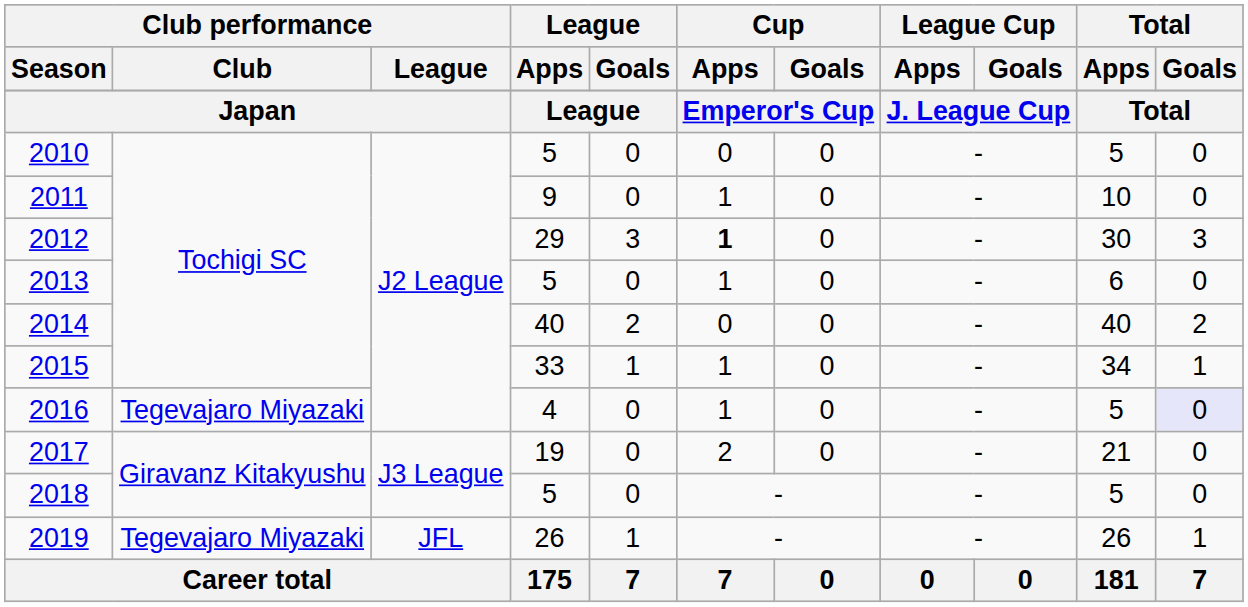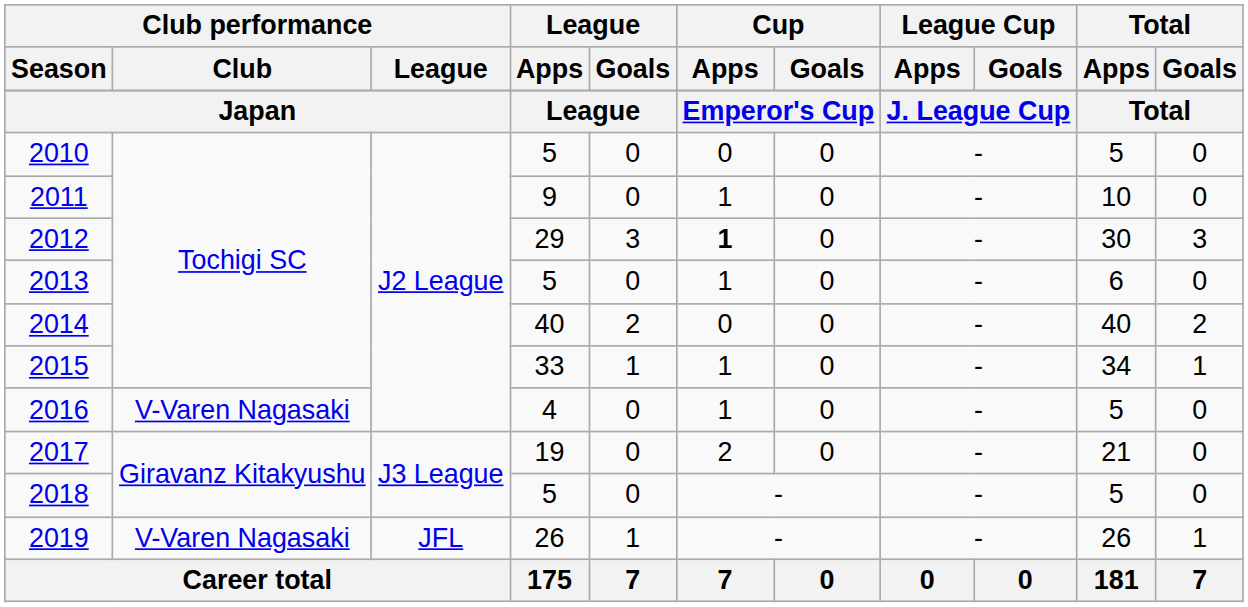(242, 409) Tegevajaro Miyazaki -> (242, 409) V-Varen Nagasaki
(1200, 409) lavender background -> (1200, 409) no background
(242, 537) Tegevajaro Miyazaki -> (242, 537) V-Varen Nagasaki
